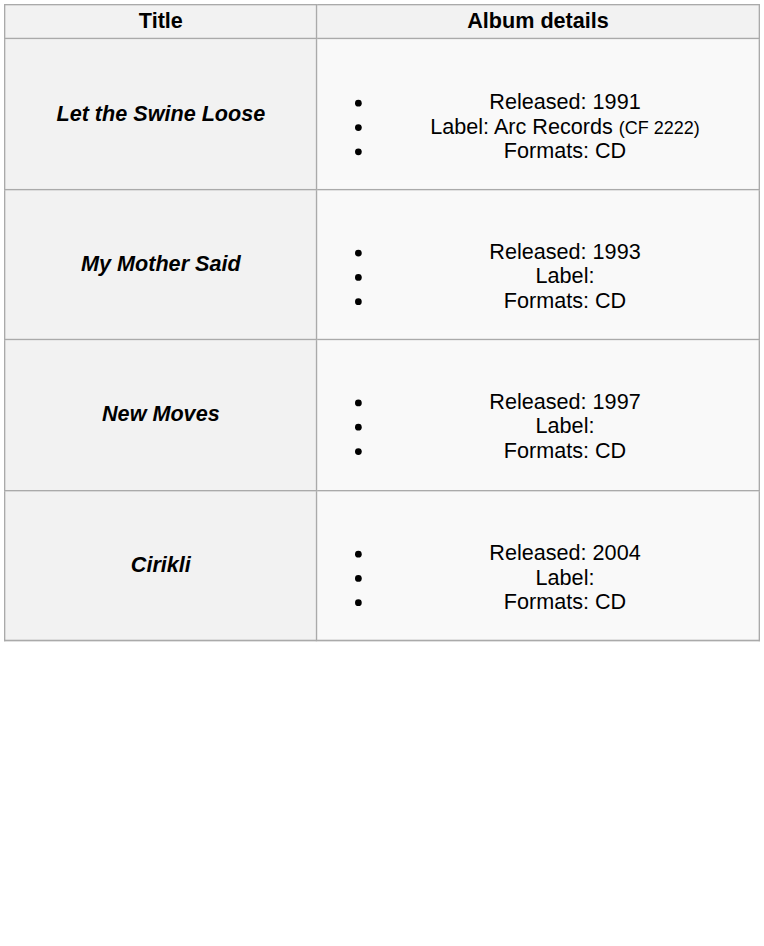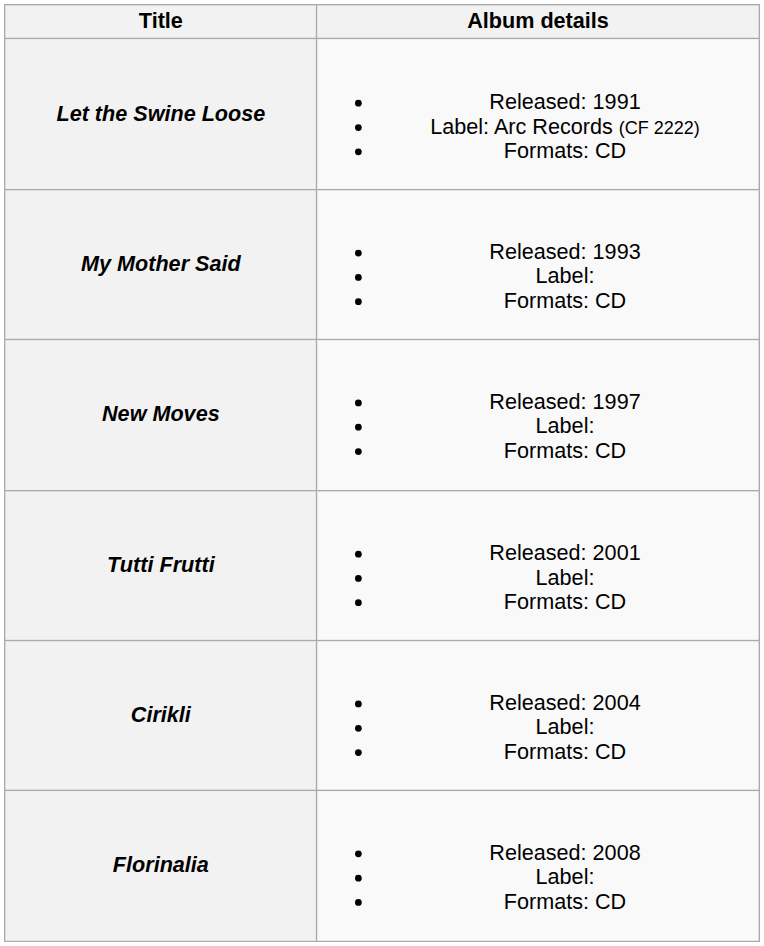+ row: (161, 565)
+ row: (161, 865)
